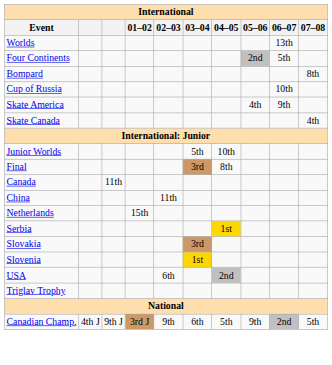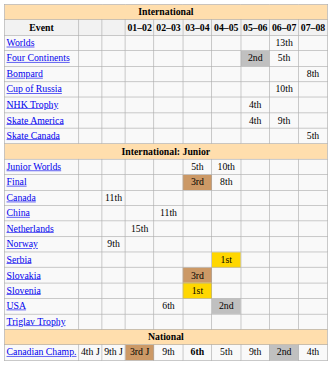+ row: (32, 105)
(313, 120) 4th -> (313, 136) 5th
+ row: (22, 244)
(197, 321) normal -> (197, 352) bold
(313, 321) 5th -> (313, 352) 4th
